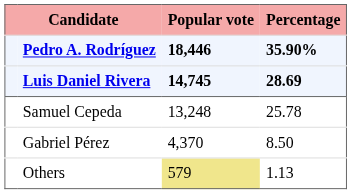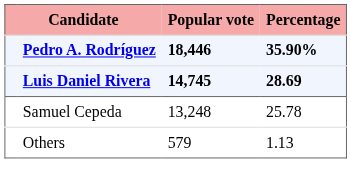- row: (66, 142)
(180, 173) khaki background -> (180, 142) no background
